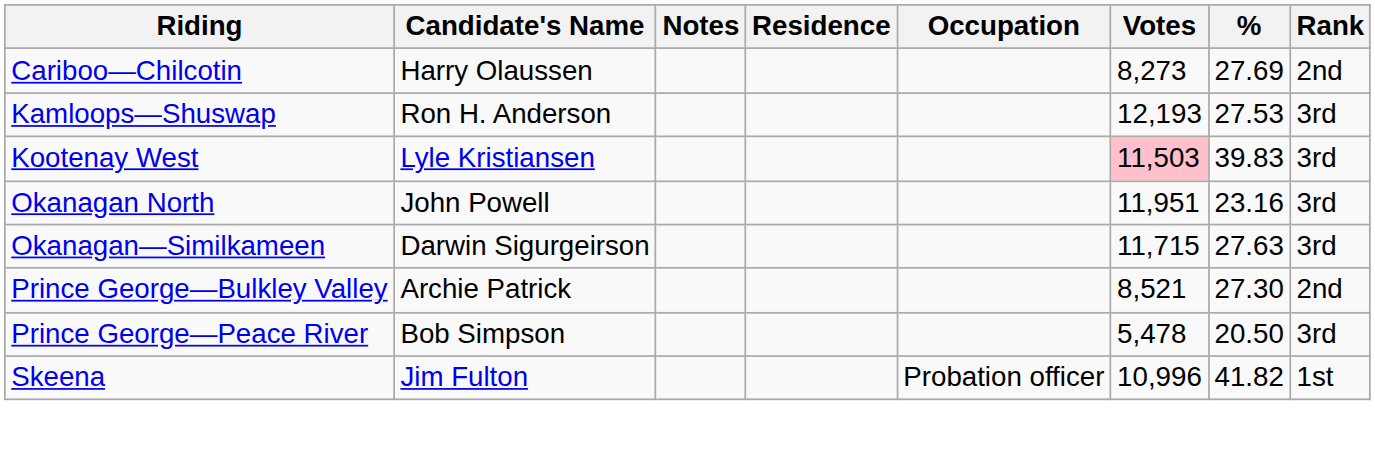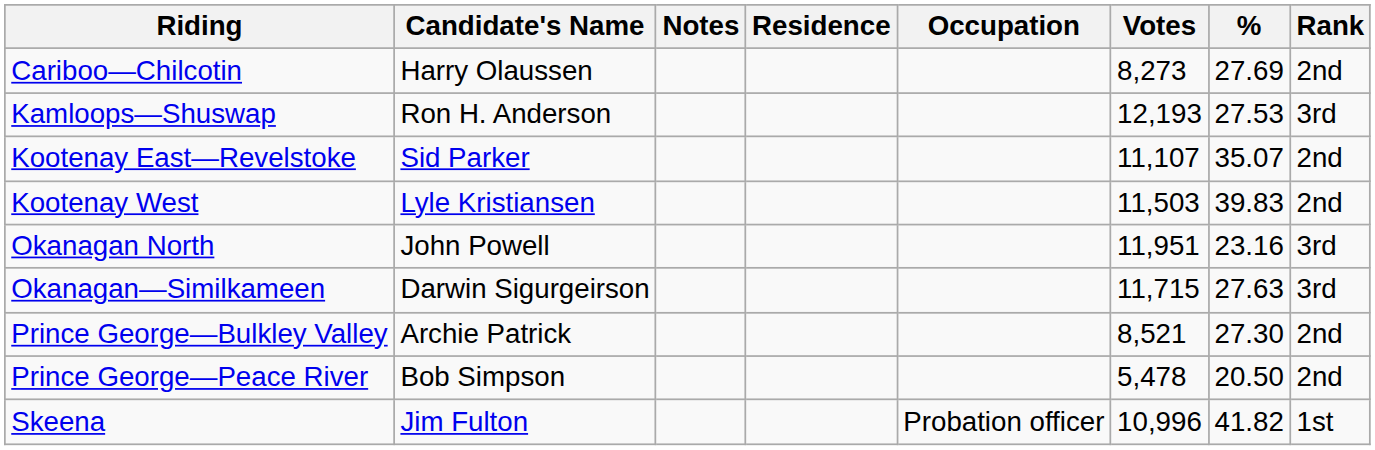+ row: (184, 158)
(1158, 158) pink background -> (1158, 202) no background
(1317, 158) 3rd -> (1320, 202) 2nd
(1317, 333) 3rd -> (1320, 377) 2nd
